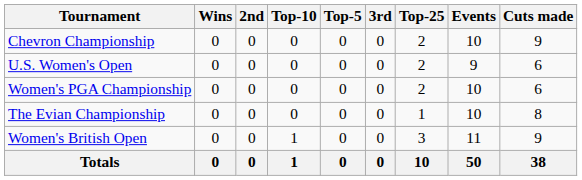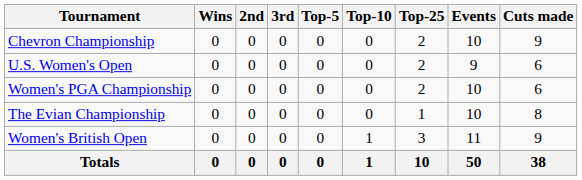columns swapped: (380, 16) <-> (294, 16)
